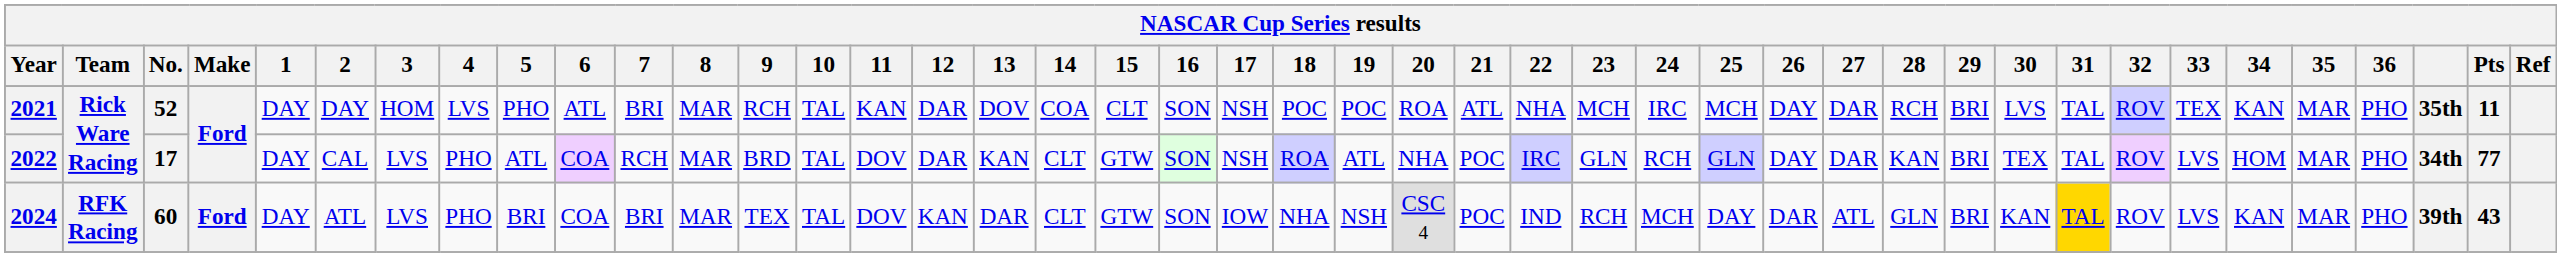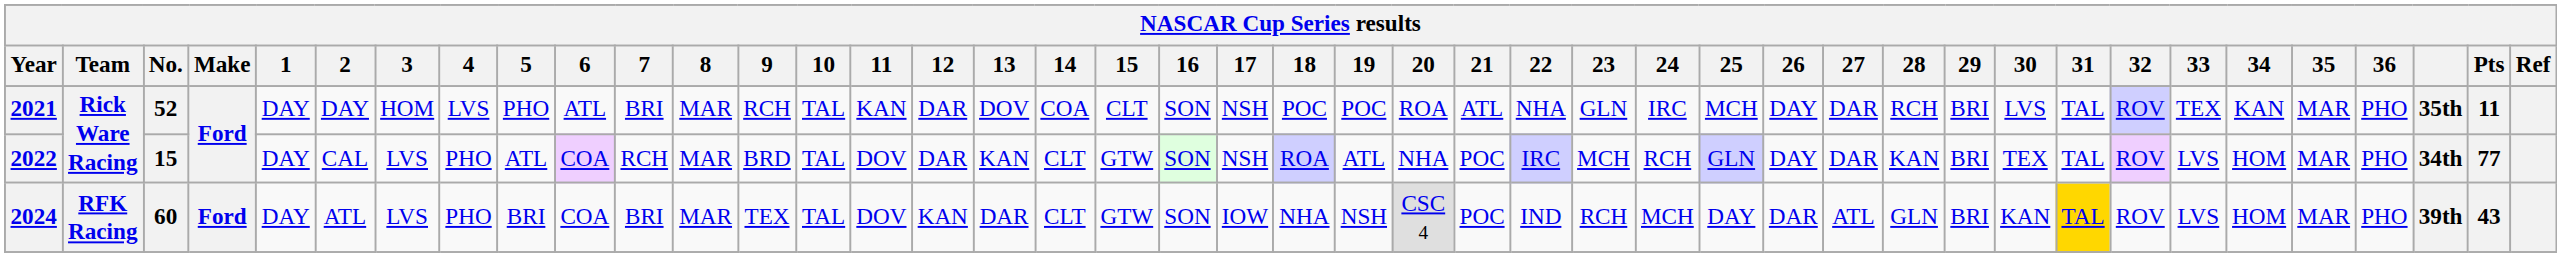(1603, 109) MCH -> (1603, 109) GLN
(166, 158) 17 -> (166, 158) 15
(1603, 158) GLN -> (1603, 158) MCH
(2259, 217) KAN -> (2259, 217) HOM
